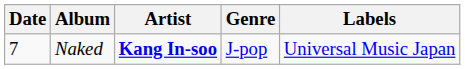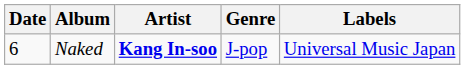(14, 49) 7 -> (14, 49) 6
